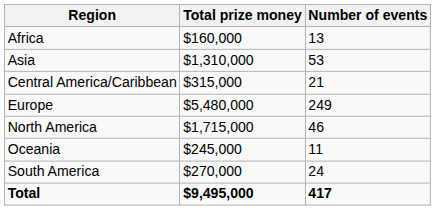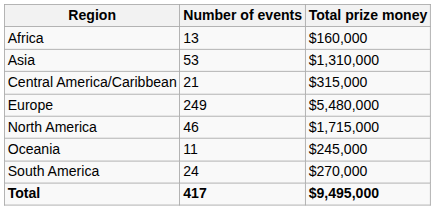columns swapped: (368, 15) <-> (243, 15)
